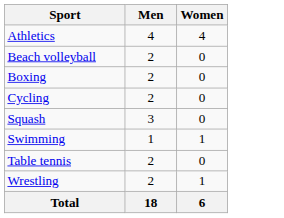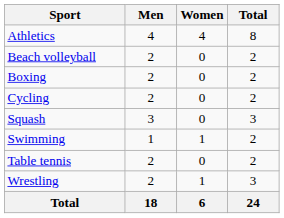+ column: (253, 14)
